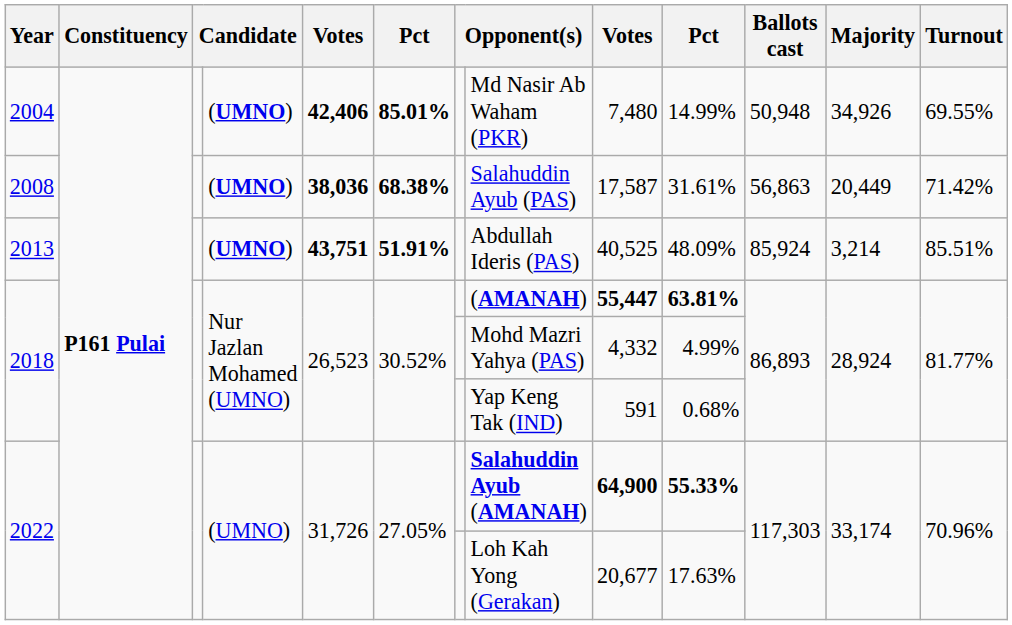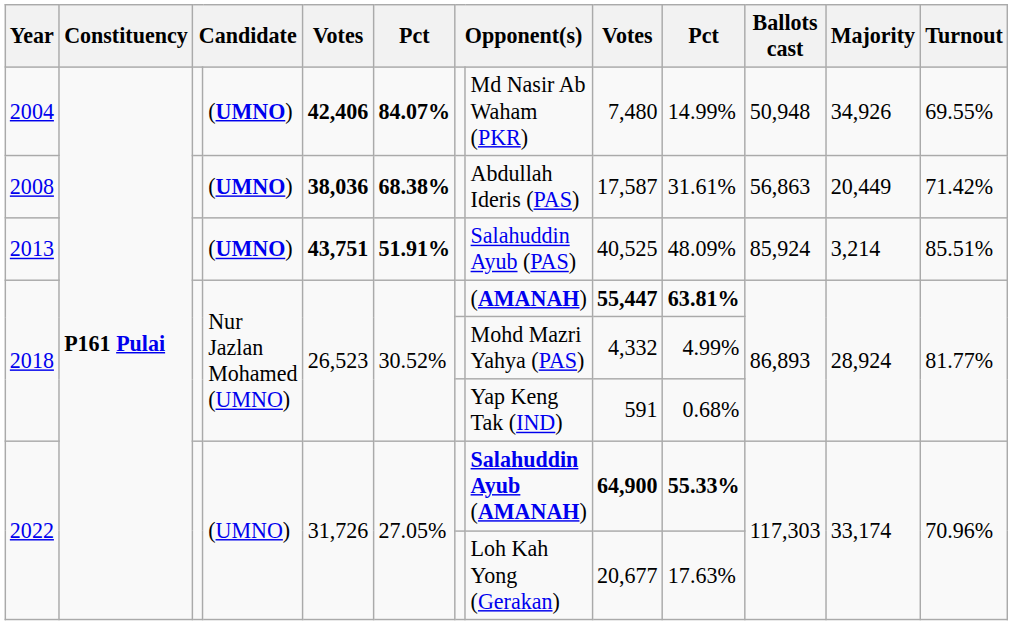(414, 111) 85.01% -> (414, 111) 84.07%
(523, 186) Salahuddin Ayub (PAS) -> (525, 186) Abdullah Ideris (PAS)
(525, 249) Abdullah Ideris (PAS) -> (523, 249) Salahuddin Ayub (PAS)
